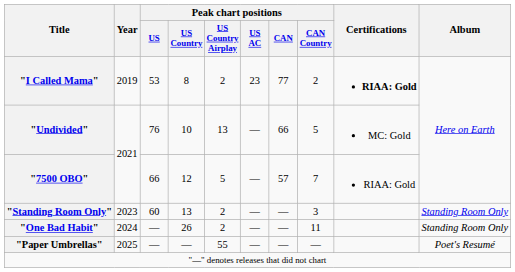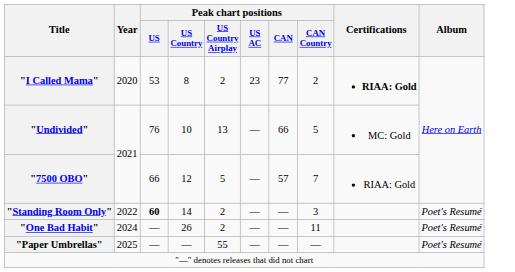(127, 80) 2019 -> (127, 80) 2020
(127, 211) 2023 -> (127, 211) 2022
(154, 211) normal -> (154, 211) bold
(186, 211) 13 -> (186, 211) 14
(465, 211) Standing Room Only -> (452, 211) Poet's Resumé
(465, 228) Standing Room Only -> (452, 228) Poet's Resumé
